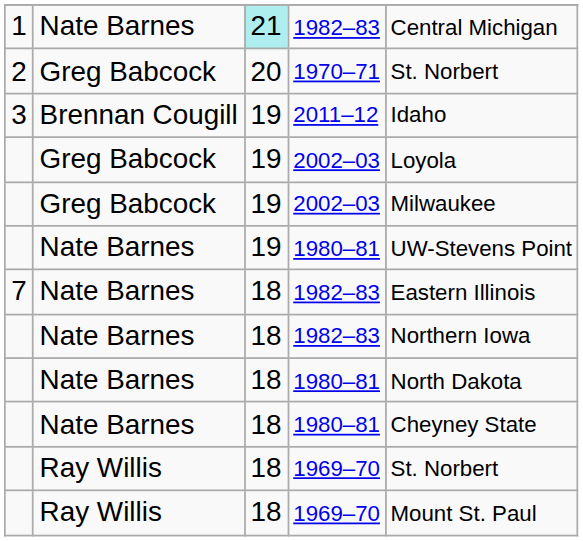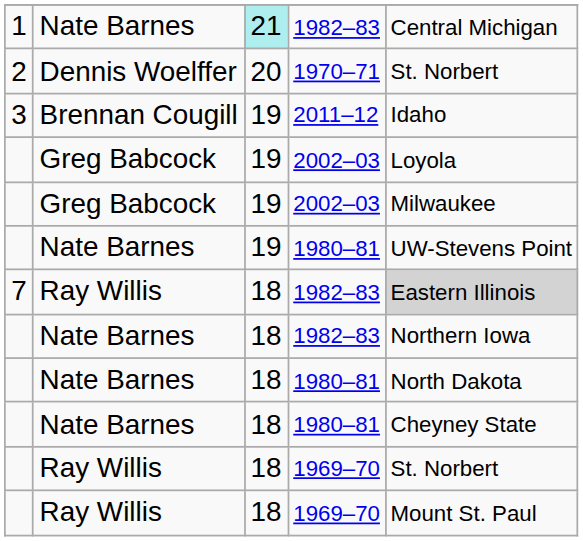(128, 70) Greg Babcock -> (138, 70) Dennis Woelffer
(117, 291) Nate Barnes -> (101, 291) Ray Willis
(463, 292) no background -> (463, 292) lightgrey background
